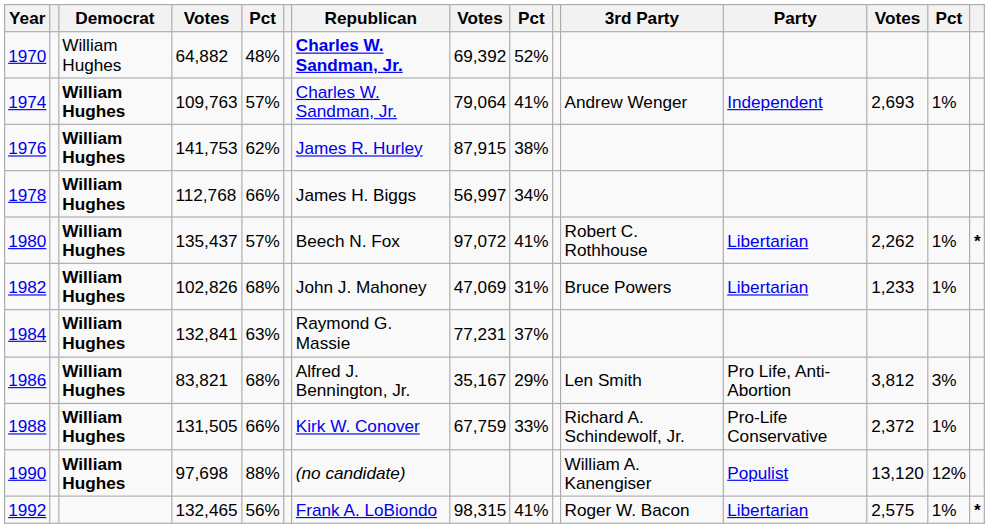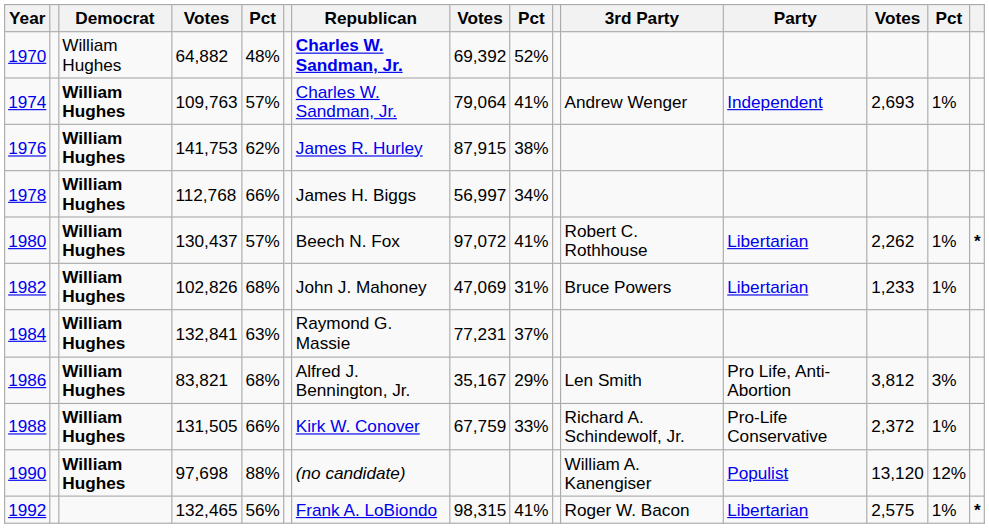(207, 241) 135,437 -> (207, 241) 130,437
